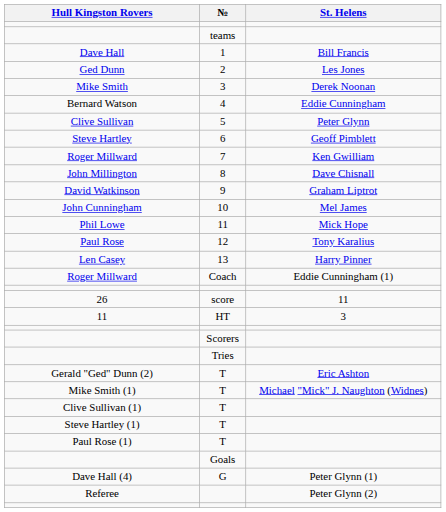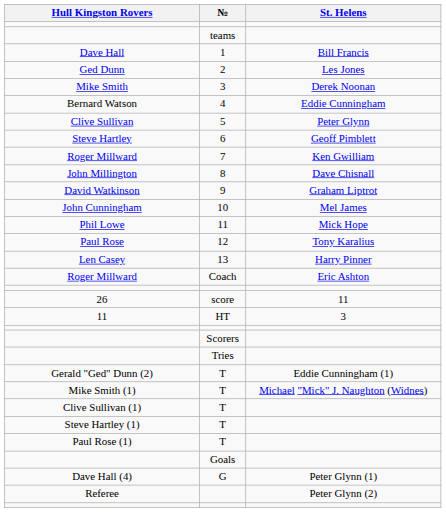(343, 276) Eddie Cunningham (1) -> (343, 276) Eric Ashton
(343, 373) Eric Ashton -> (343, 373) Eddie Cunningham (1)
